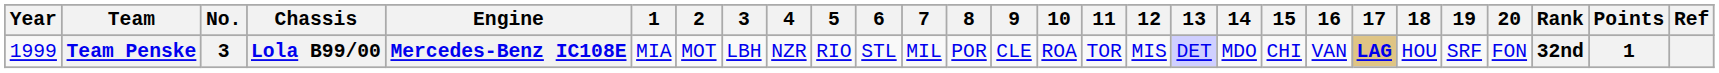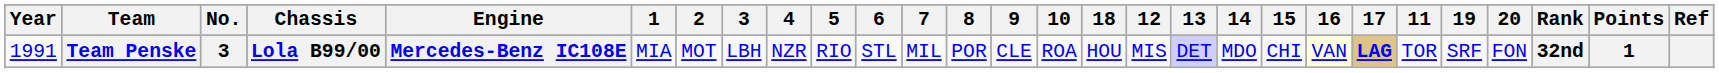columns swapped: (1104, 20) <-> (1419, 20)
(33, 51) 1999 -> (33, 51) 1991
(1329, 51) no background -> (1329, 51) lightyellow background
